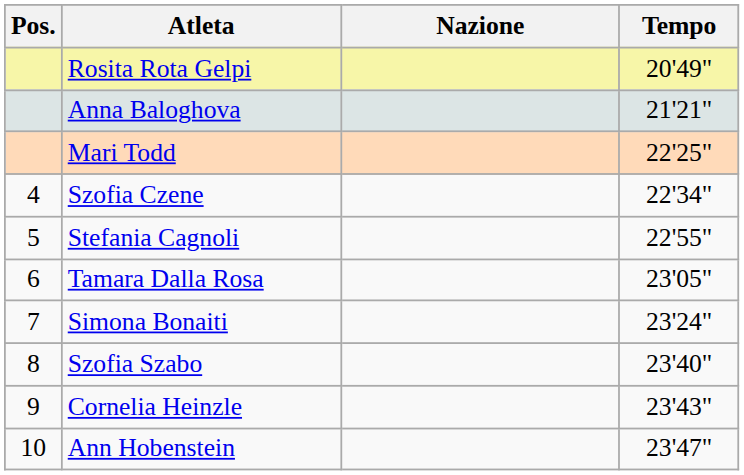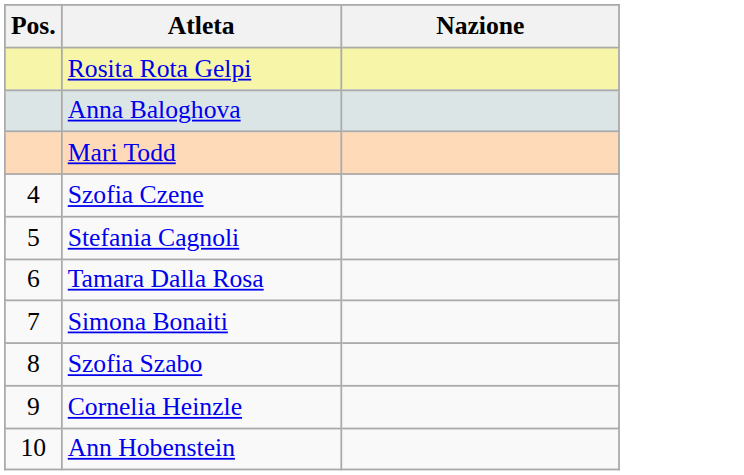- column: (679, 26)
